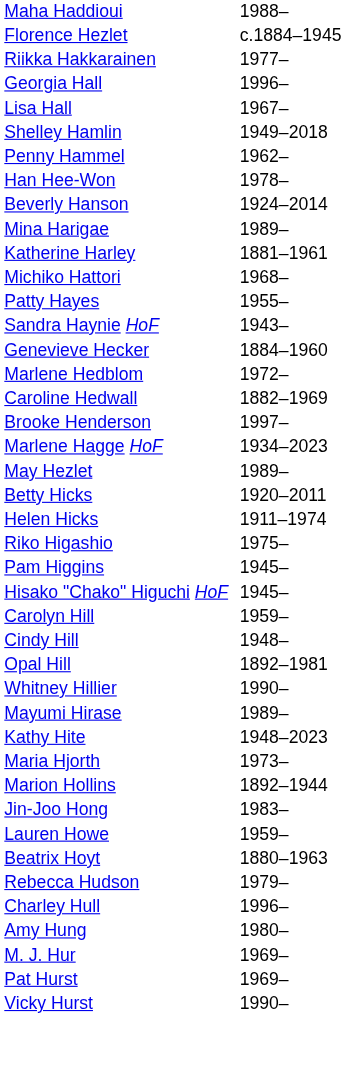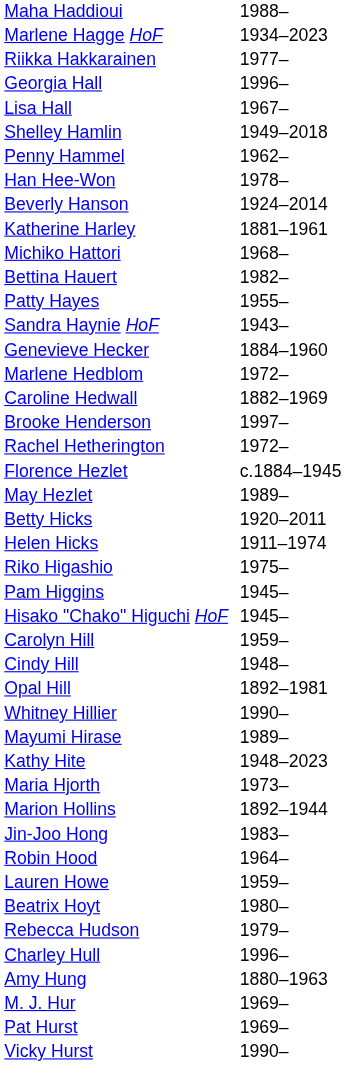rows swapped: (84, 446) <-> (66, 35)
- row: (57, 228)
+ row: (61, 277)
+ row: (85, 446)
+ row: (51, 858)
(284, 858) 1880–1963 -> (264, 906) 1980–
(264, 930) 1980– -> (284, 979) 1880–1963
